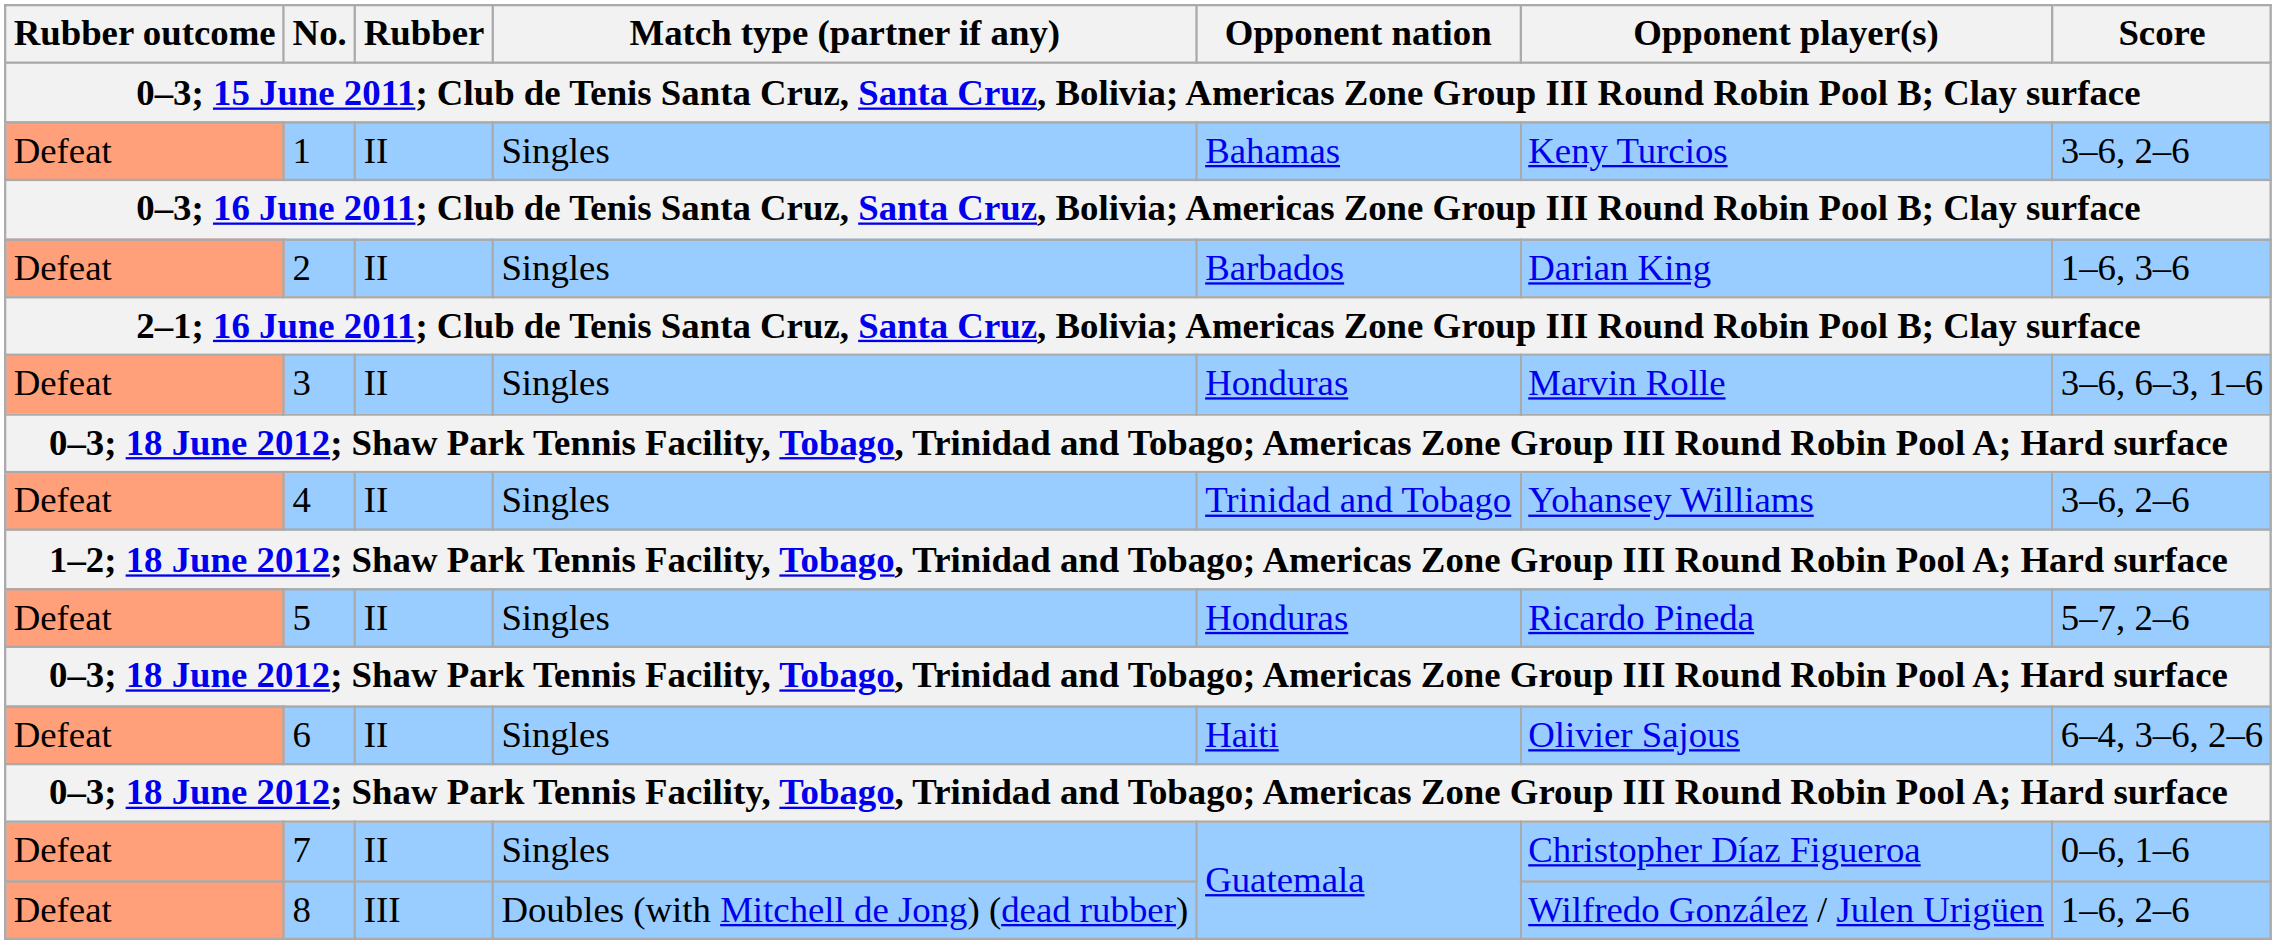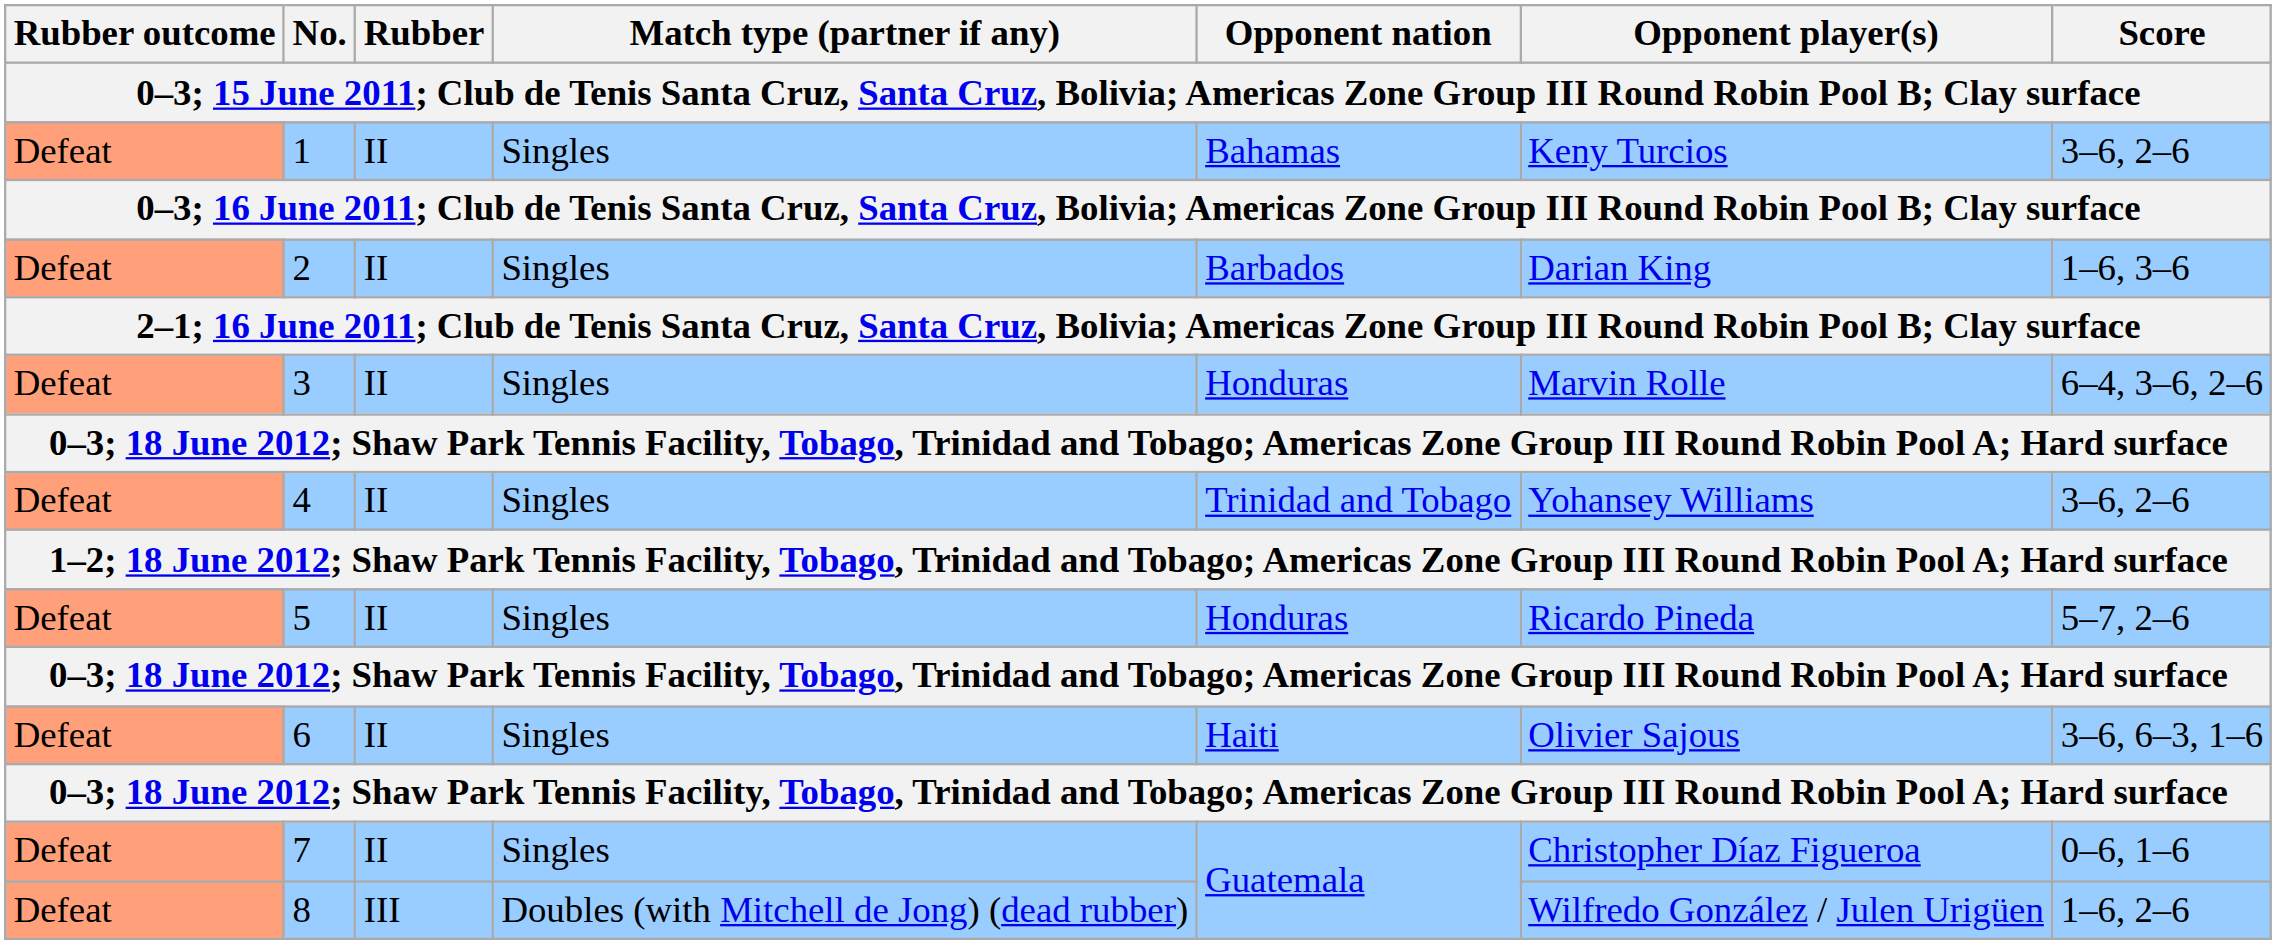(2162, 383) 3–6, 6–3, 1–6 -> (2162, 383) 6–4, 3–6, 2–6
(2162, 734) 6–4, 3–6, 2–6 -> (2162, 734) 3–6, 6–3, 1–6
